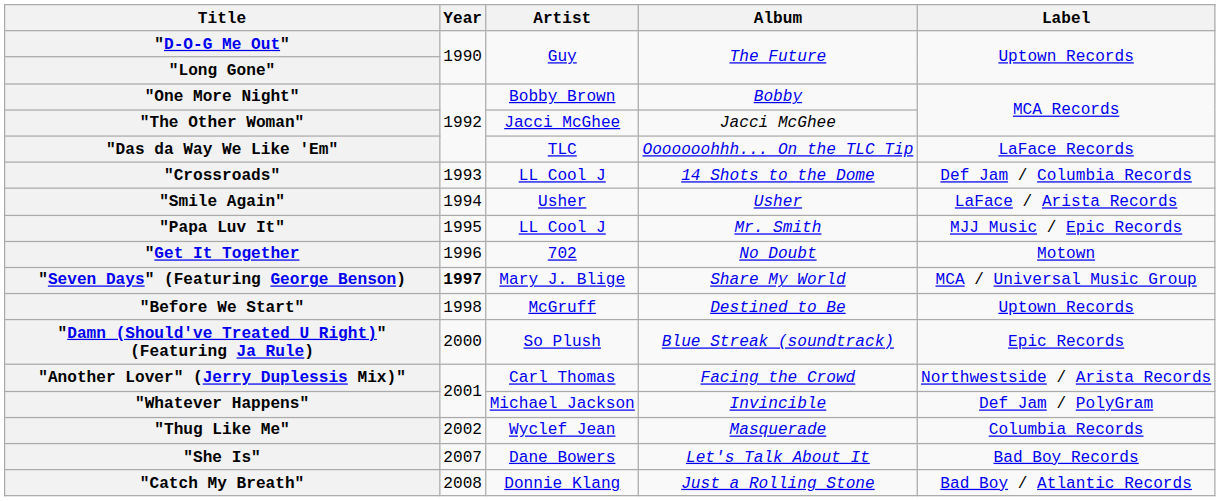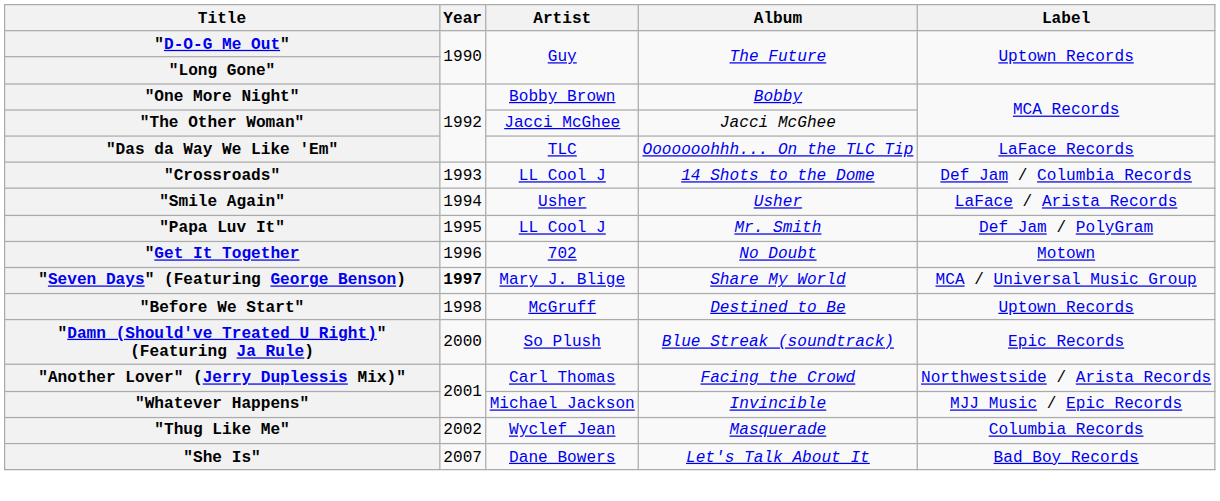(1066, 228) MJJ Music / Epic Records -> (1066, 228) Def Jam / PolyGram
(1066, 404) Def Jam / PolyGram -> (1066, 404) MJJ Music / Epic Records
- row: (222, 483)
